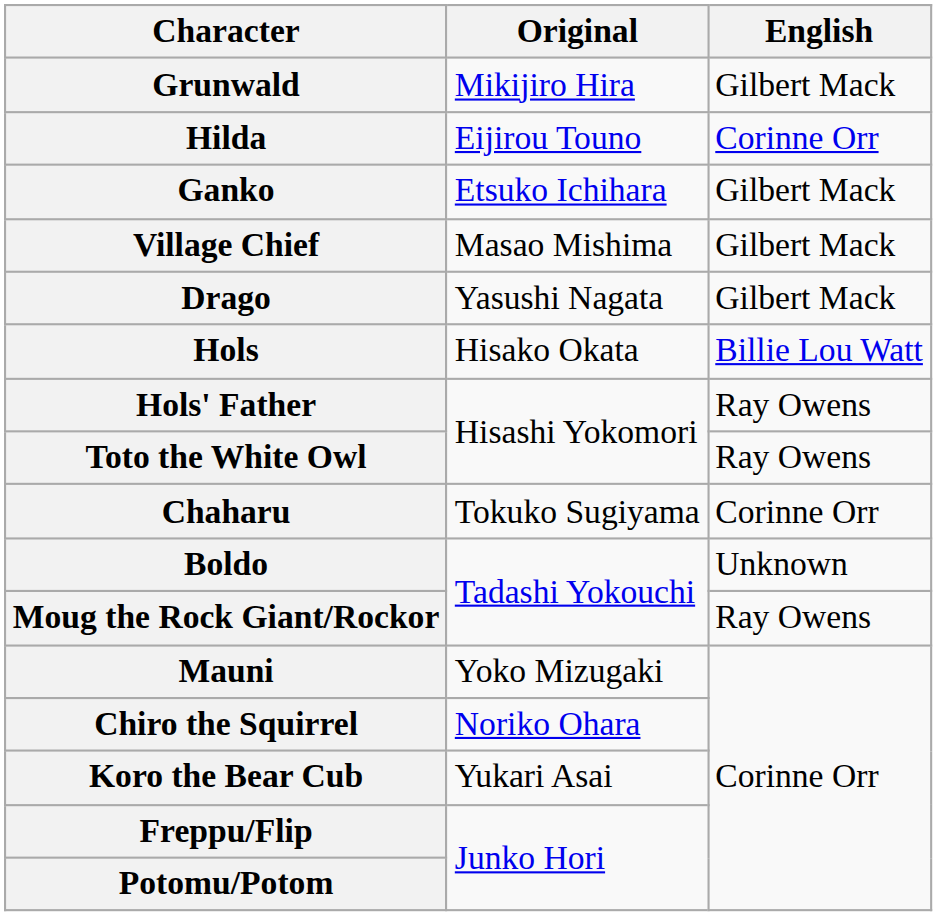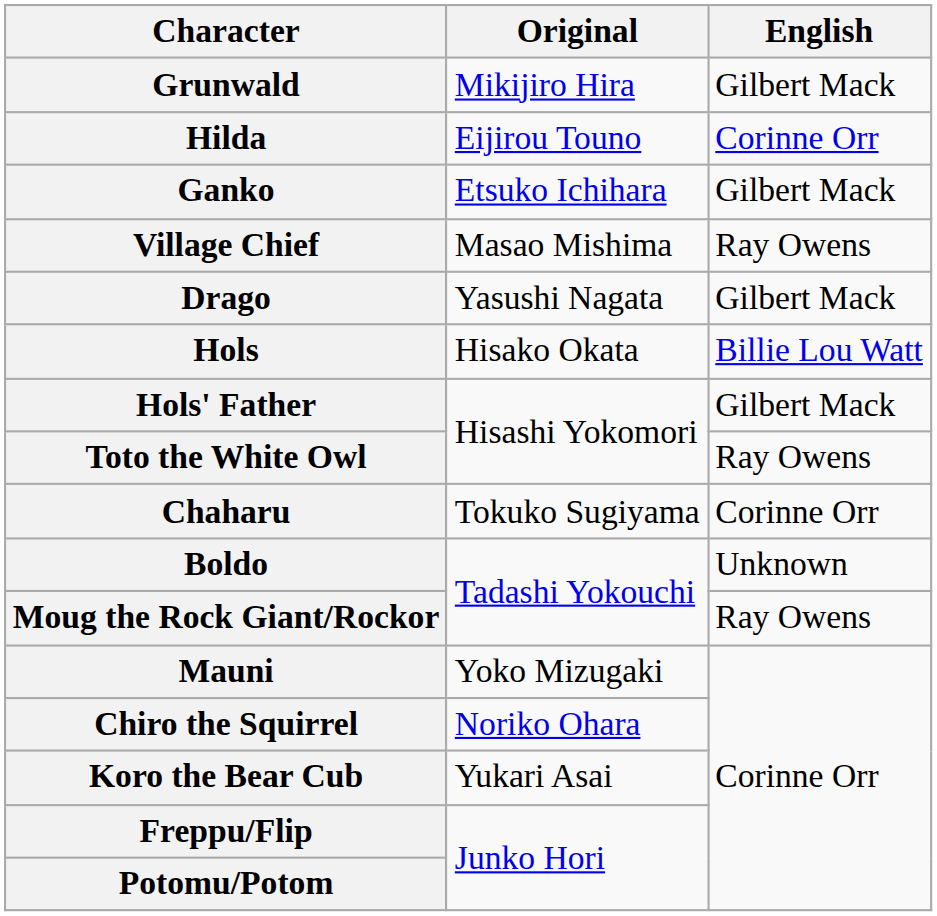(805, 244) Gilbert Mack -> (793, 244) Ray Owens
(793, 404) Ray Owens -> (805, 404) Gilbert Mack
